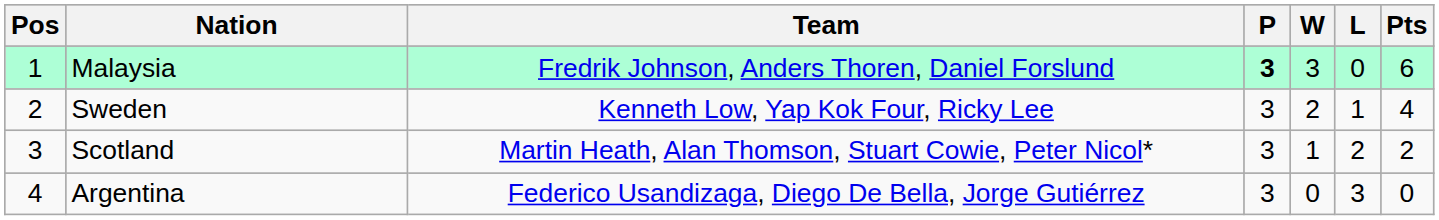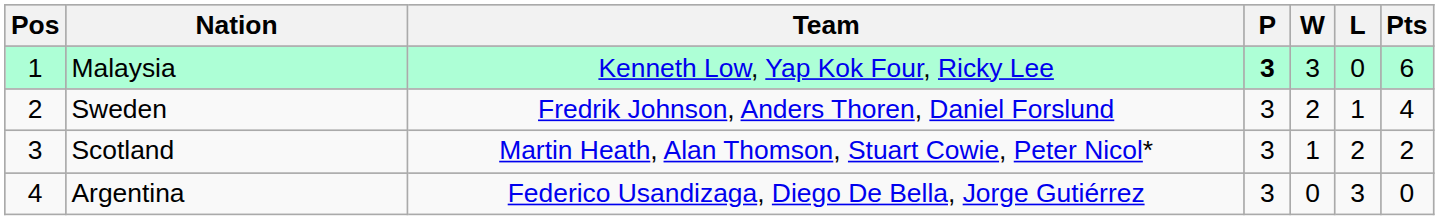(826, 67) Fredrik Johnson, Anders Thoren, Daniel Forslund -> (826, 67) Kenneth Low, Yap Kok Four, Ricky Lee
(826, 109) Kenneth Low, Yap Kok Four, Ricky Lee -> (826, 109) Fredrik Johnson, Anders Thoren, Daniel Forslund
